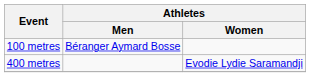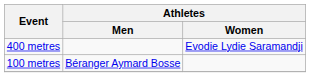rows swapped: (34, 47) <-> (34, 64)
